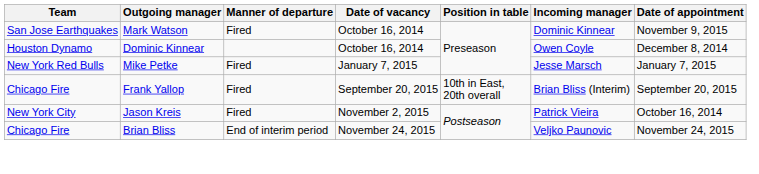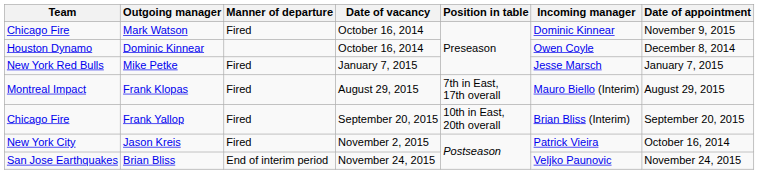(62, 30) San Jose Earthquakes -> (38, 30) Chicago Fire
+ row: (156, 89)
(38, 130) Chicago Fire -> (62, 160) San Jose Earthquakes
